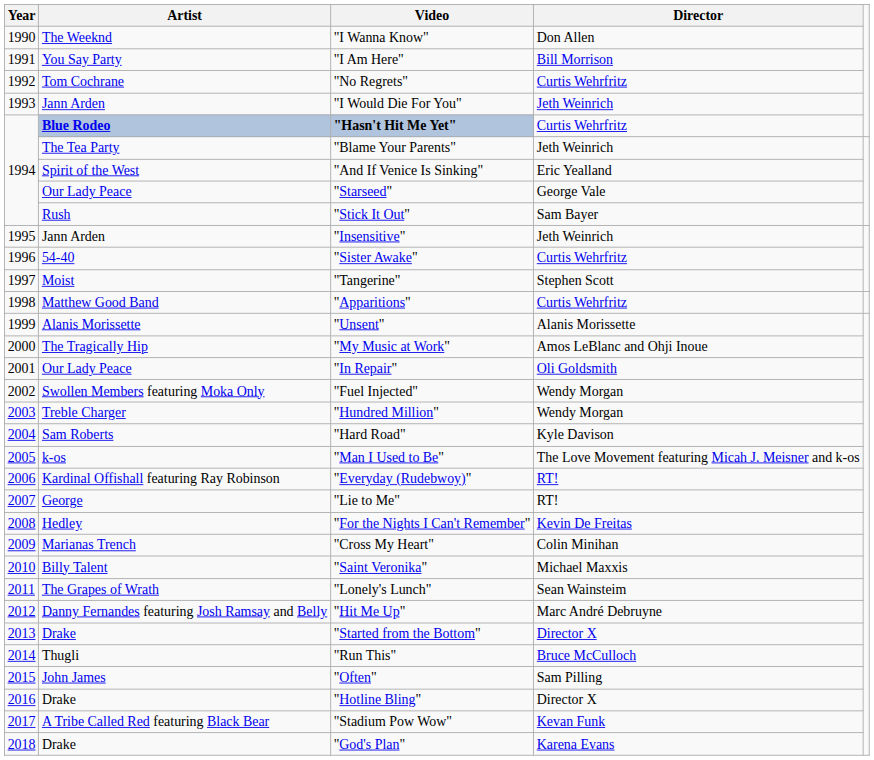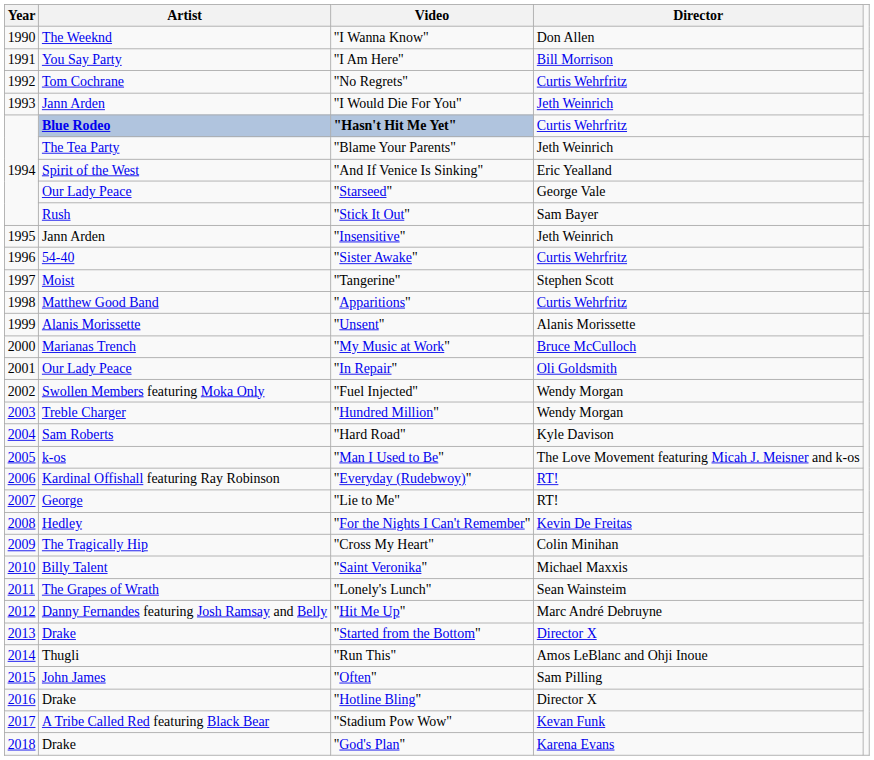(95, 346) The Tragically Hip -> (89, 346) Marianas Trench
(622, 346) Amos LeBlanc and Ohji Inoue -> (586, 346) Bruce McCulloch
(89, 545) Marianas Trench -> (95, 545) The Tragically Hip
(586, 655) Bruce McCulloch -> (622, 655) Amos LeBlanc and Ohji Inoue
